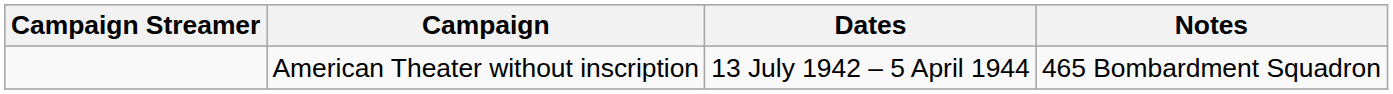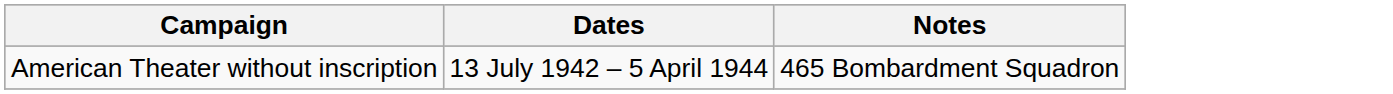- column: (136, 25)
